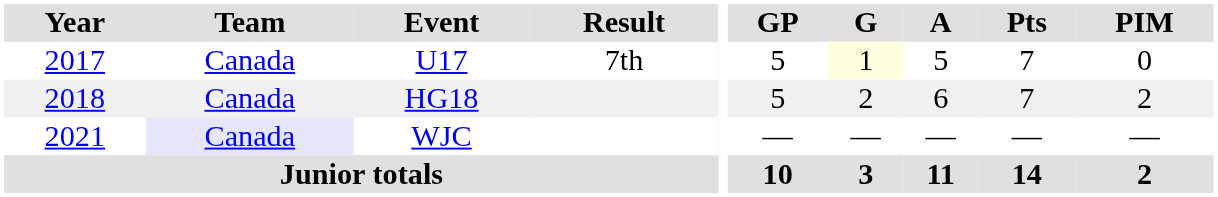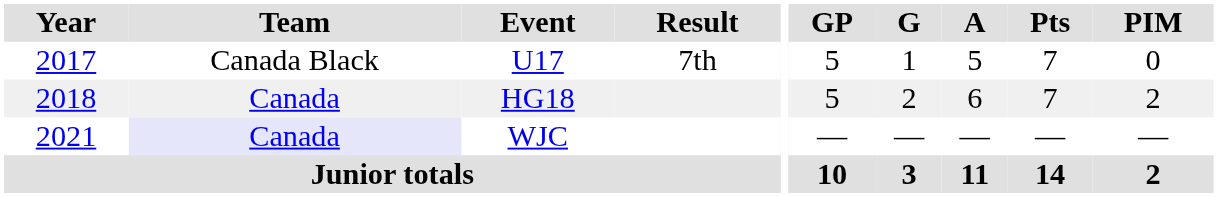(250, 60) Canada -> (295, 60) Canada Black
(866, 60) lightyellow background -> (909, 60) no background
